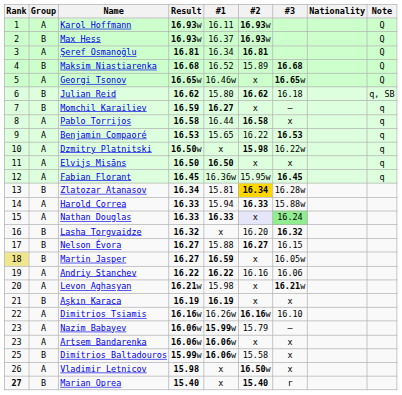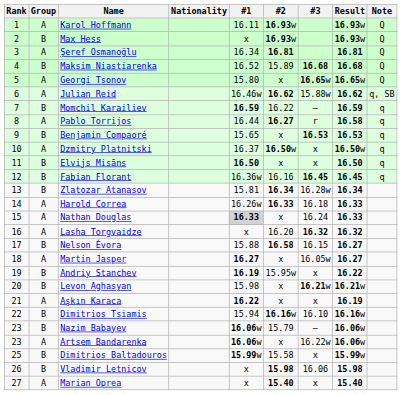columns swapped: (337, 11) <-> (186, 11)
(221, 39) 16.37 -> (246, 39) x
(221, 80) 16.46w -> (246, 80) 15.80
(43, 94) B -> (43, 94) A
(221, 94) 15.80 -> (246, 94) 16.46w
(290, 94) 16.18 -> (315, 94) 15.88w
(221, 108) 16.27 -> (246, 108) 16.59
(255, 108) x -> (281, 108) 16.22
(255, 121) 16.58 -> (281, 121) 16.27
(290, 121) x -> (315, 121) r
(43, 135) A -> (43, 135) B
(255, 135) 16.22 -> (281, 135) x
(221, 149) x -> (246, 149) 16.37
(255, 149) 15.98 -> (281, 149) 16.50w
(290, 149) 16.22w -> (315, 149) x
(43, 163) A -> (43, 163) B
(43, 176) A -> (43, 176) B
(255, 176) 15.95w -> (281, 176) 16.16
(255, 190) gold background -> (281, 190) no background
(221, 204) 15.94 -> (246, 204) 16.26w
(290, 204) 15.88w -> (315, 204) 16.18
(221, 218) no background -> (246, 218) lightgrey background
(255, 218) lavender background -> (281, 218) no background
(290, 218) lightgreen background -> (315, 218) no background
(43, 232) B -> (43, 232) A
(255, 245) 16.27 -> (281, 245) 16.58
(17, 259) khaki background -> (17, 259) no background
(43, 259) B -> (43, 259) A
(221, 259) 16.59 -> (246, 259) 16.27
(43, 273) A -> (43, 273) B
(221, 273) 16.22 -> (246, 273) 16.19
(255, 273) 16.16 -> (281, 273) 15.95w
(290, 273) 16.06 -> (315, 273) x
(43, 287) A -> (43, 287) B
(43, 300) B -> (43, 300) A
(221, 300) 16.19 -> (246, 300) 16.22
(43, 314) A -> (43, 314) B
(221, 314) 16.26w -> (246, 314) 15.94
(43, 328) A -> (43, 328) B
(221, 328) 15.99w -> (246, 328) 16.06w
(290, 342) x -> (315, 342) 16.22w
(221, 356) 16.06w -> (246, 356) 15.99w
(43, 369) A -> (43, 369) B
(255, 369) 16.50w -> (281, 369) 15.98
(290, 369) x -> (315, 369) 16.06
(17, 383) bold -> (17, 383) normal
(43, 383) B -> (43, 383) A
(290, 383) r -> (315, 383) x
